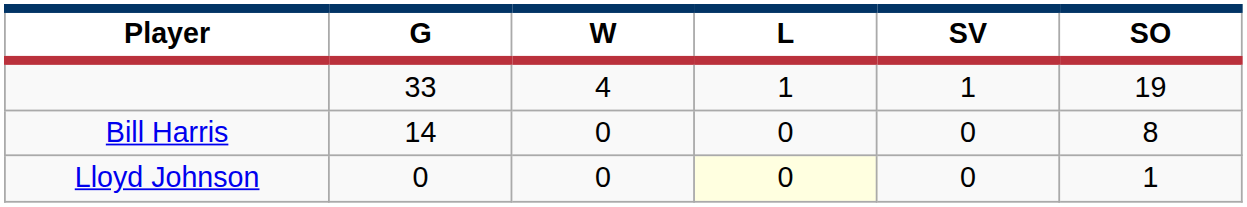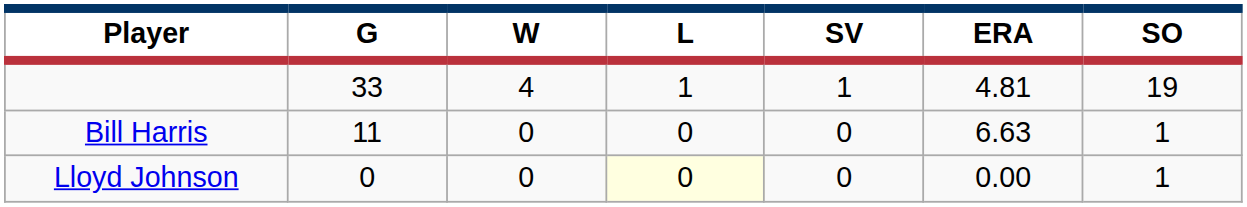+ column: (1003, 34)
(421, 132) 14 -> (367, 132) 11
(1150, 132) 8 -> (1162, 132) 1
